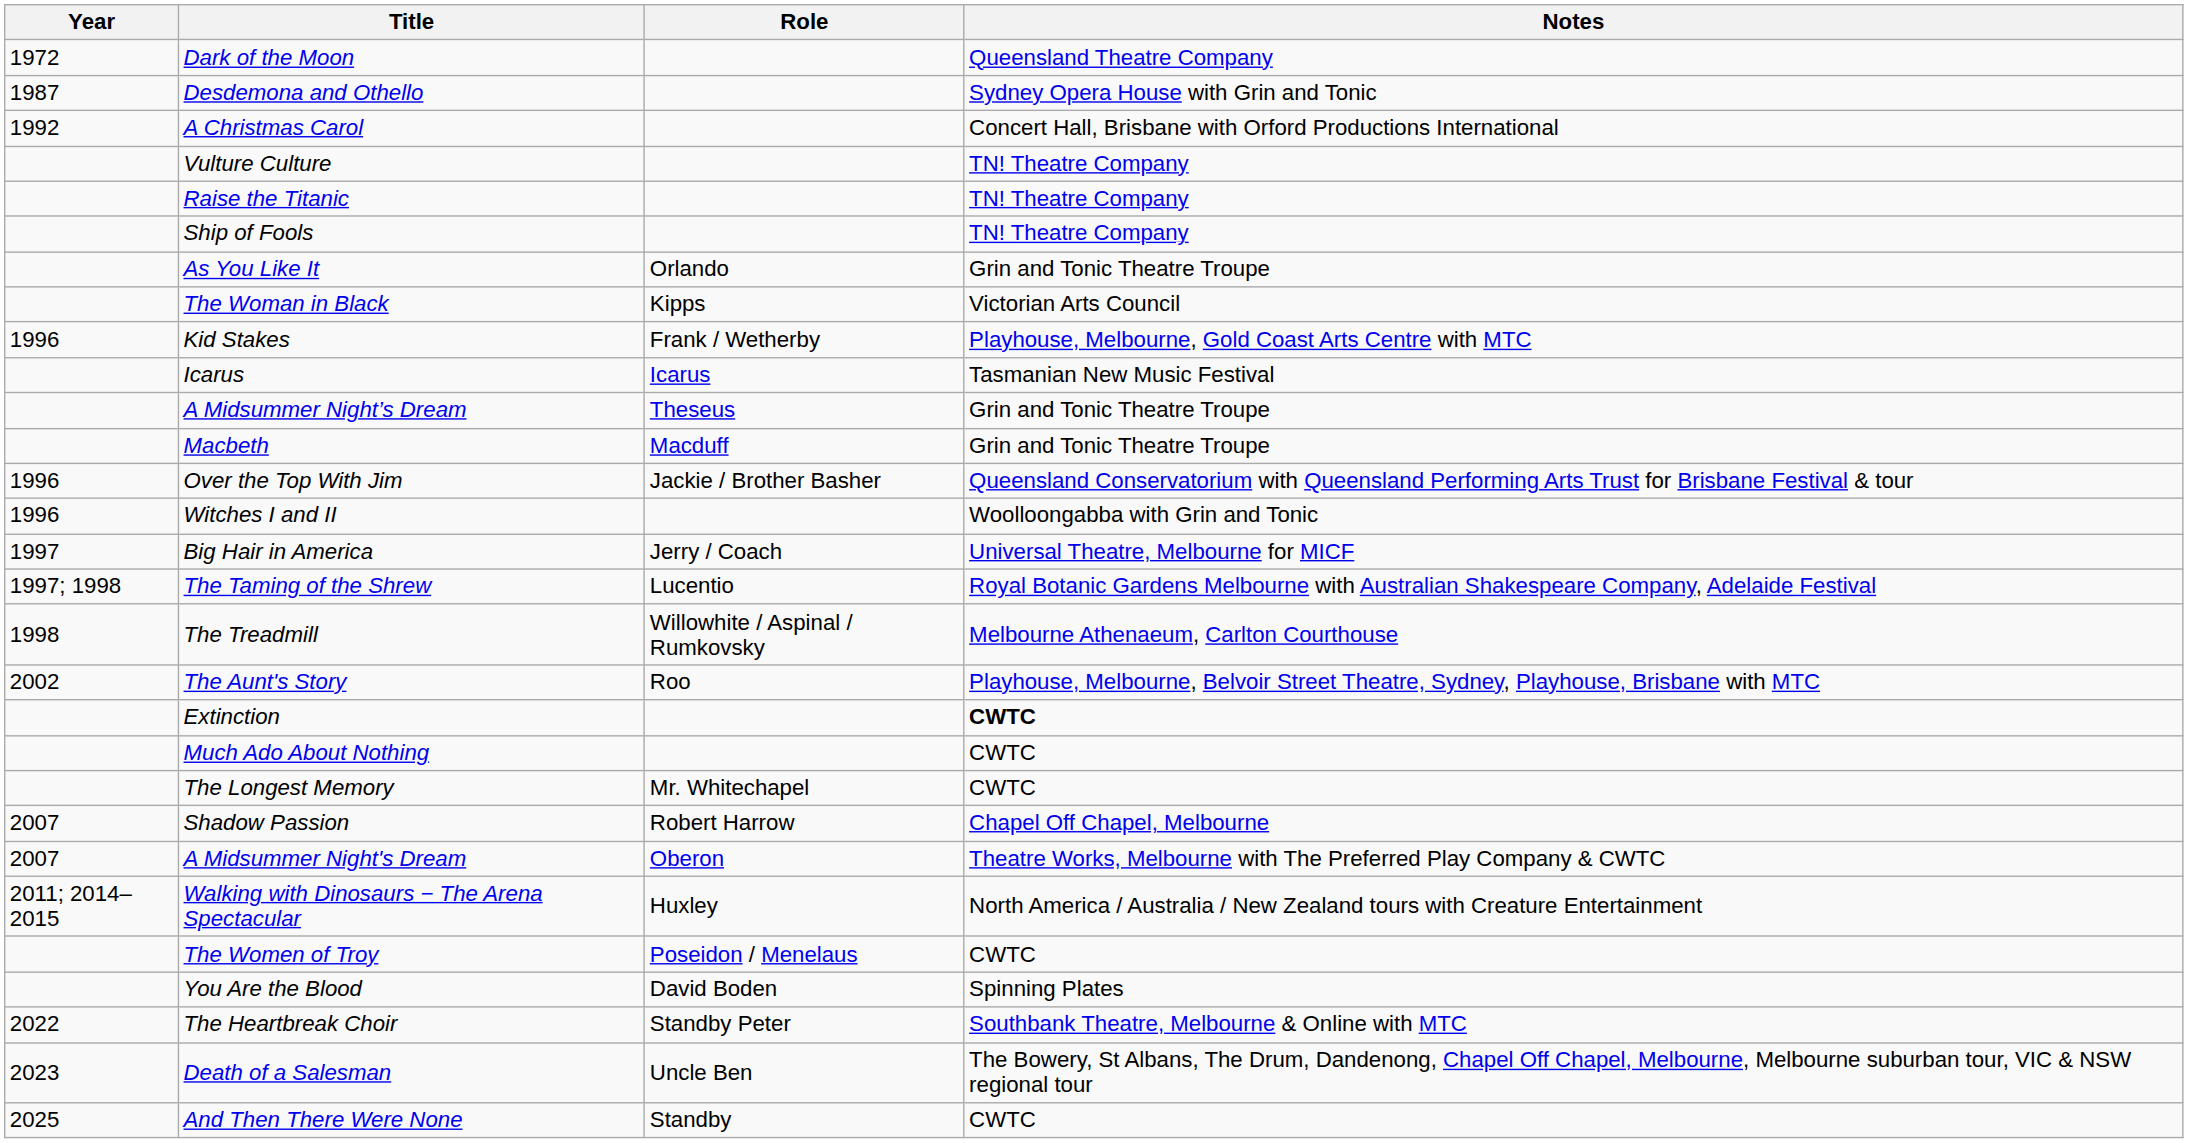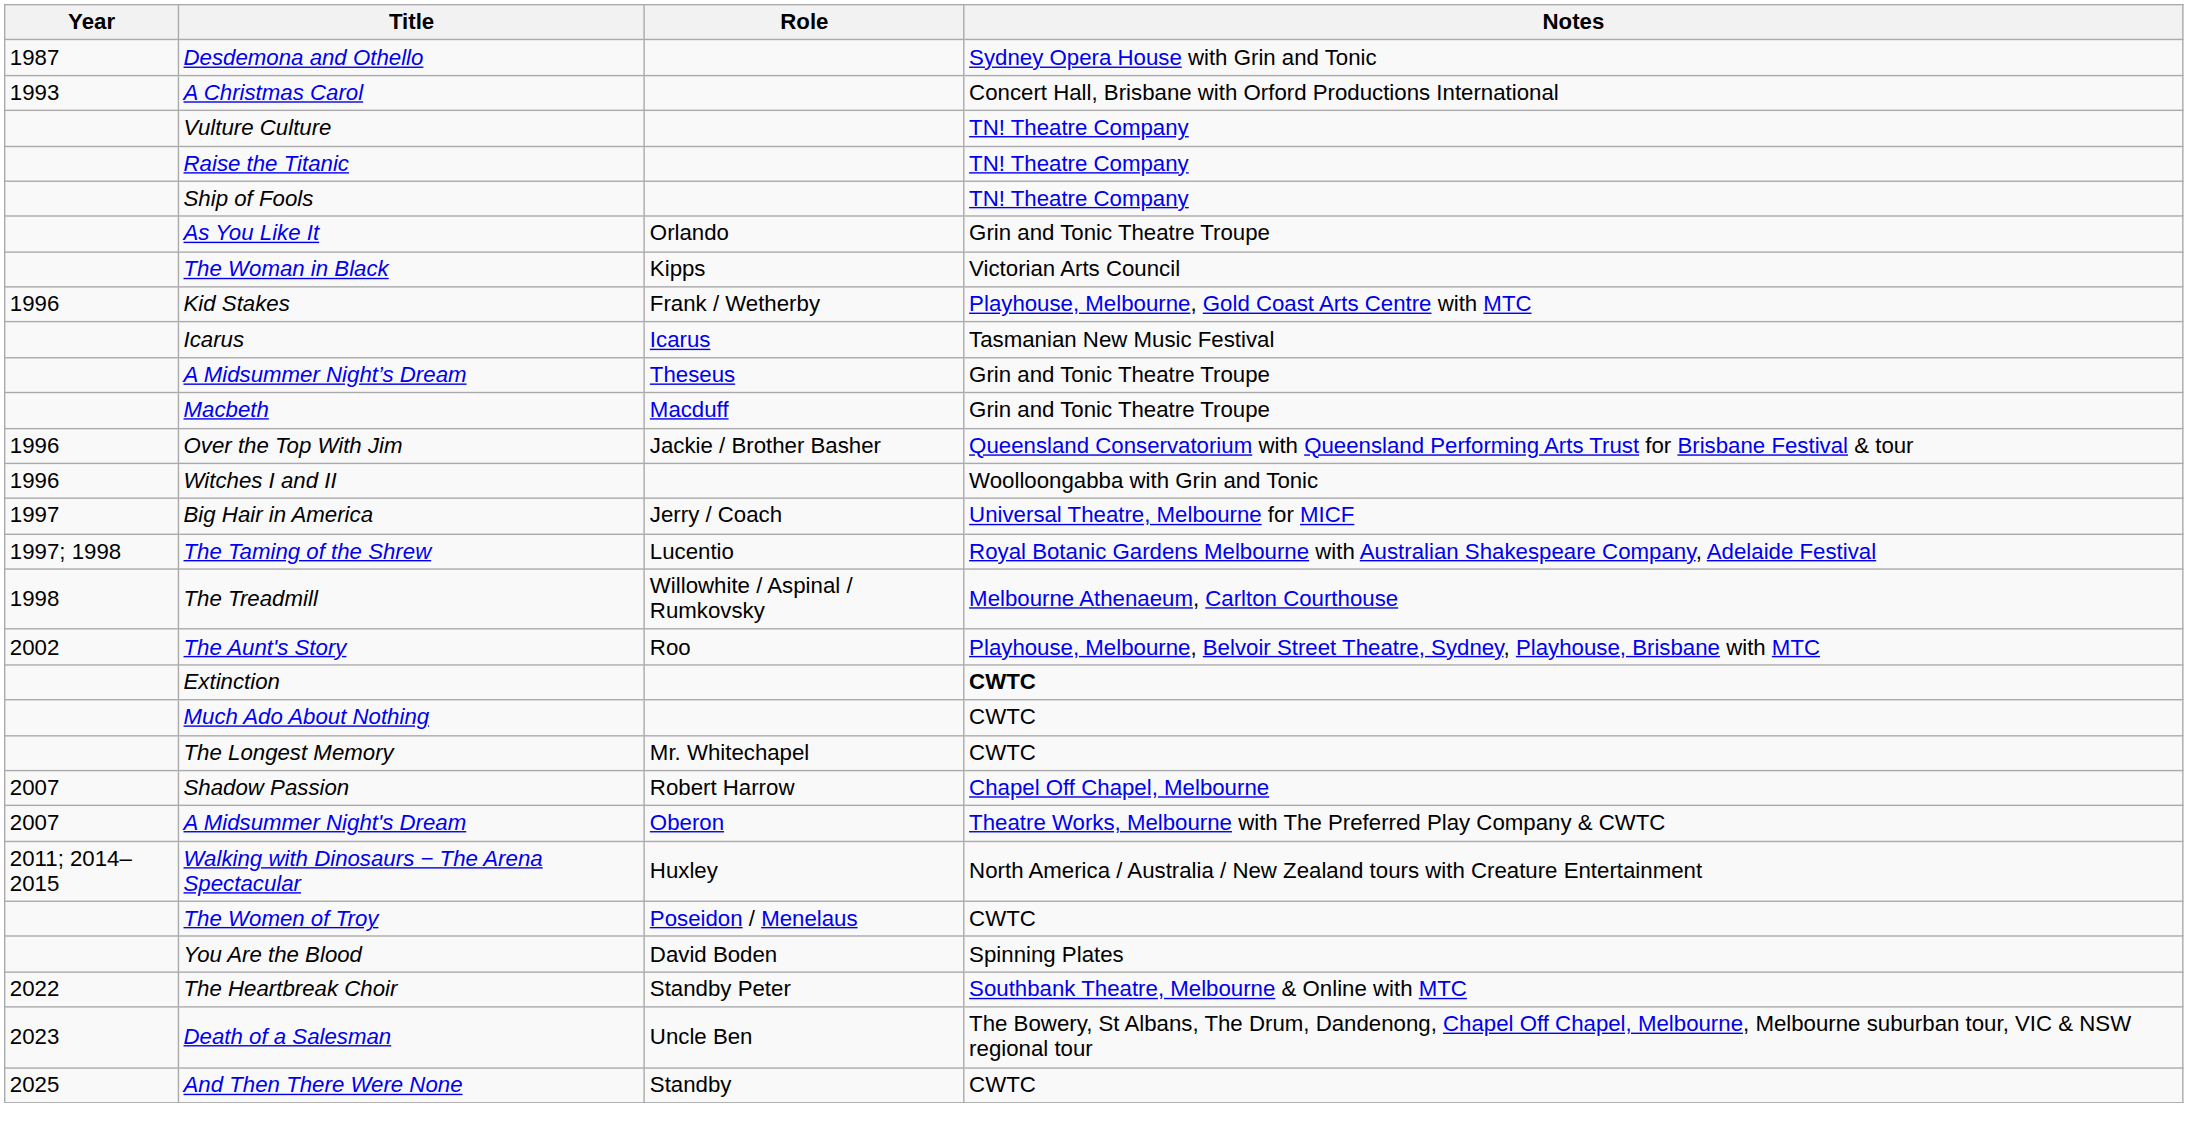- row: (269, 57)
(35, 127) 1992 -> (35, 92) 1993
